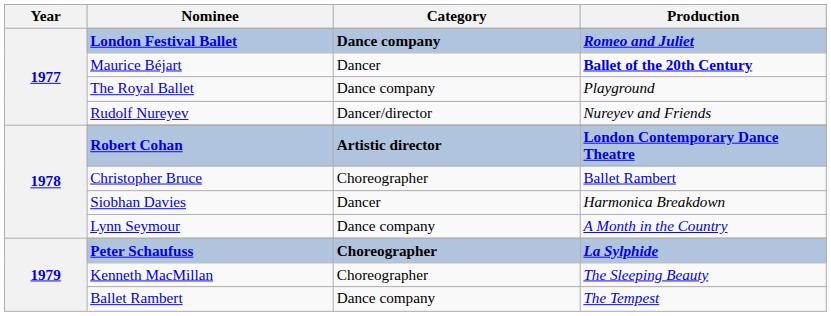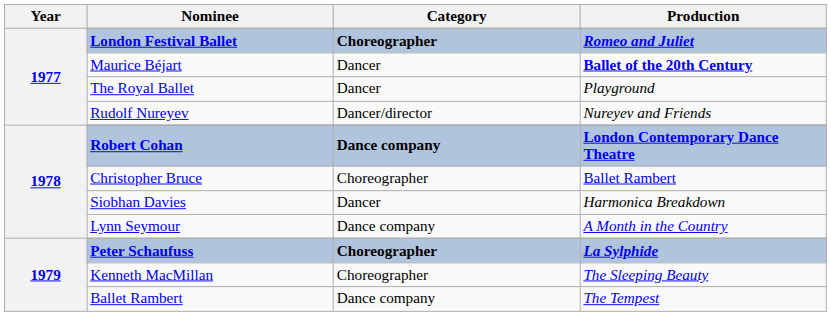(389, 40) Dance company -> (387, 40) Choreographer
(386, 88) Dance company -> (359, 88) Dancer
(389, 145) Artistic director -> (389, 145) Dance company
